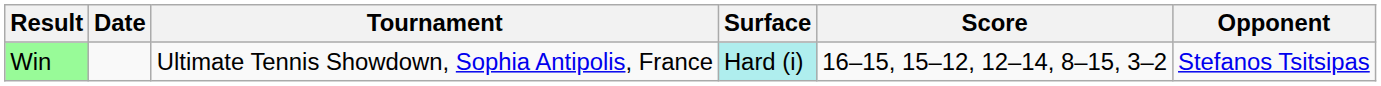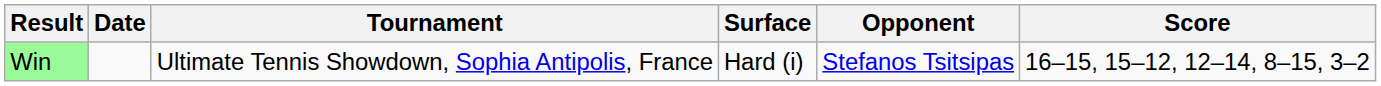columns swapped: (1274, 23) <-> (995, 23)
(764, 61) paleturquoise background -> (764, 61) no background
